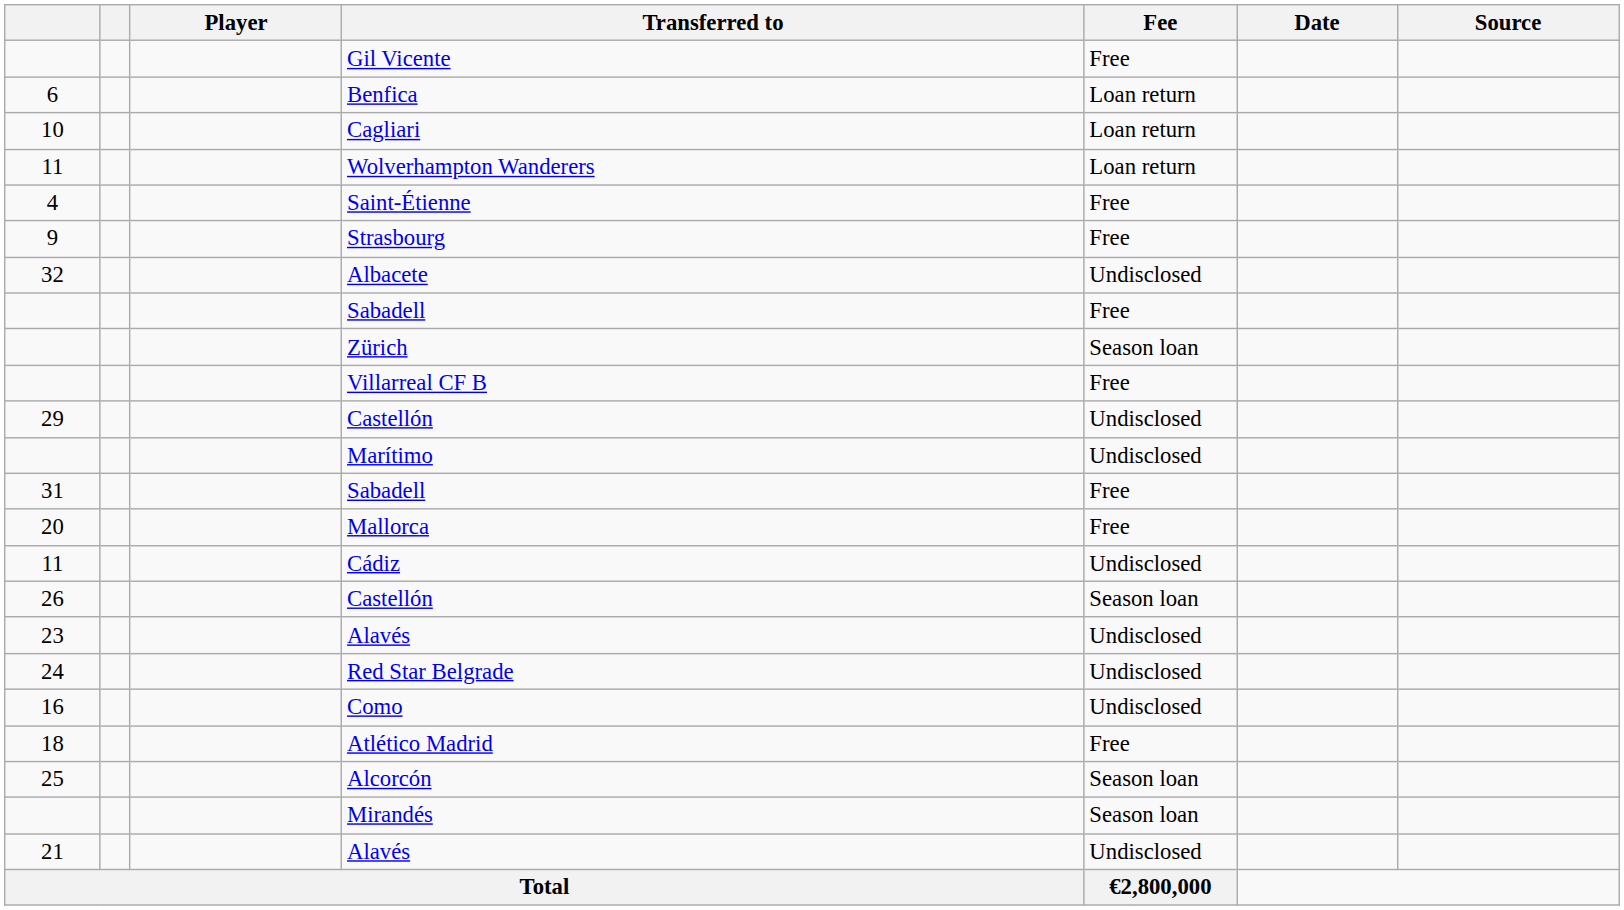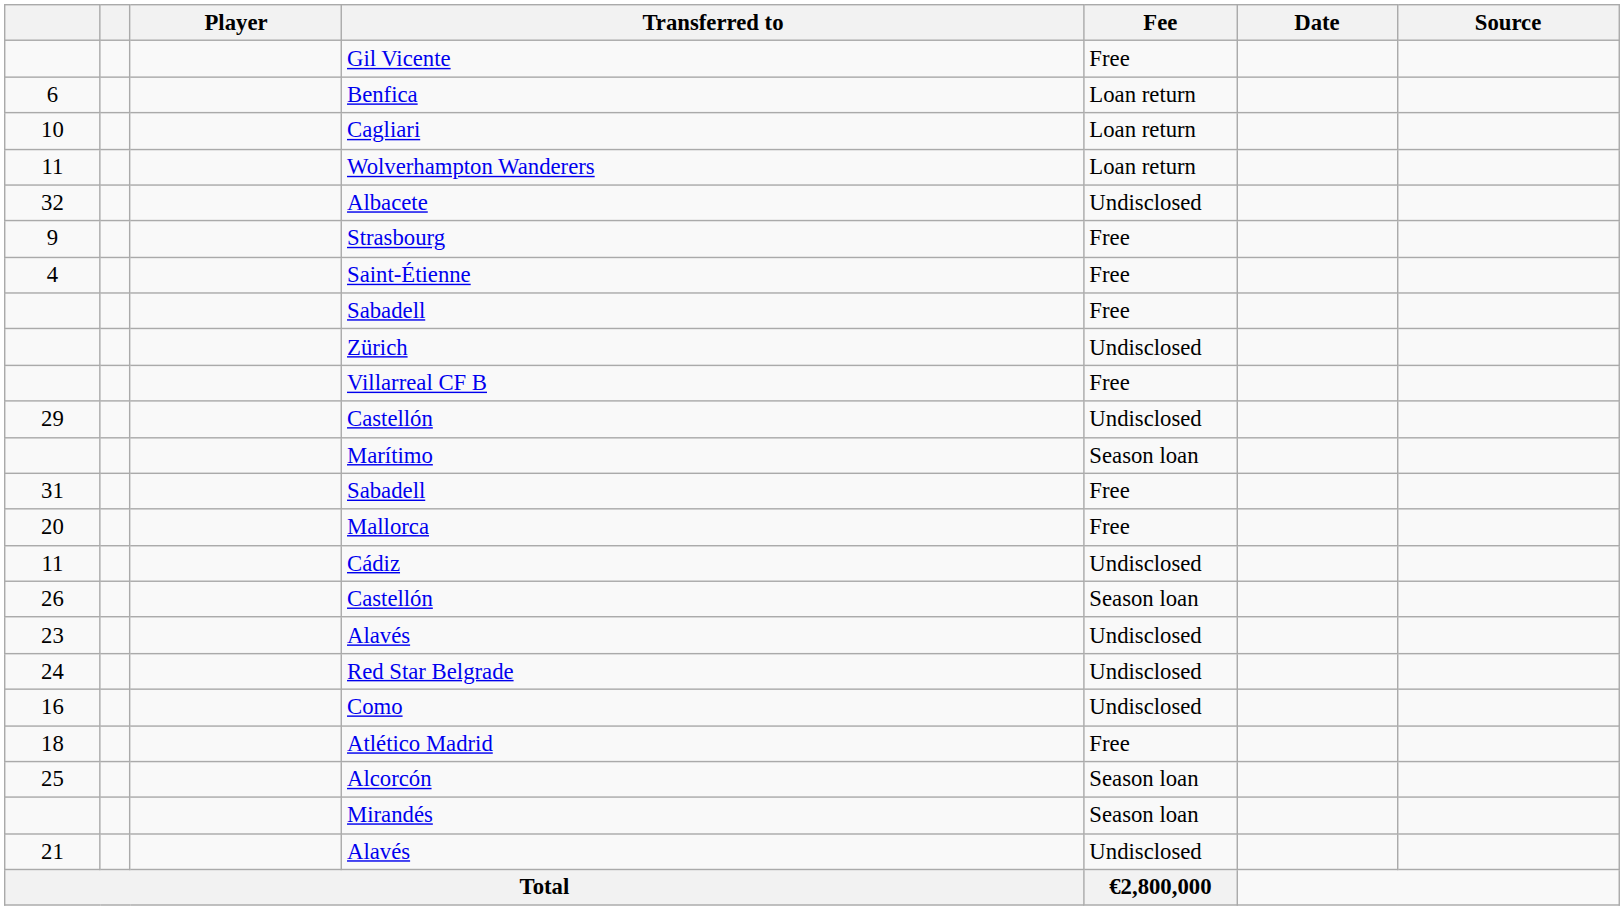rows swapped: (52, 202) <-> (52, 274)
(1144, 346) Season loan -> (1146, 346) Undisclosed
(1146, 454) Undisclosed -> (1144, 454) Season loan
